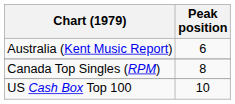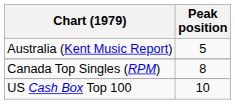(203, 48) 6 -> (203, 48) 5
